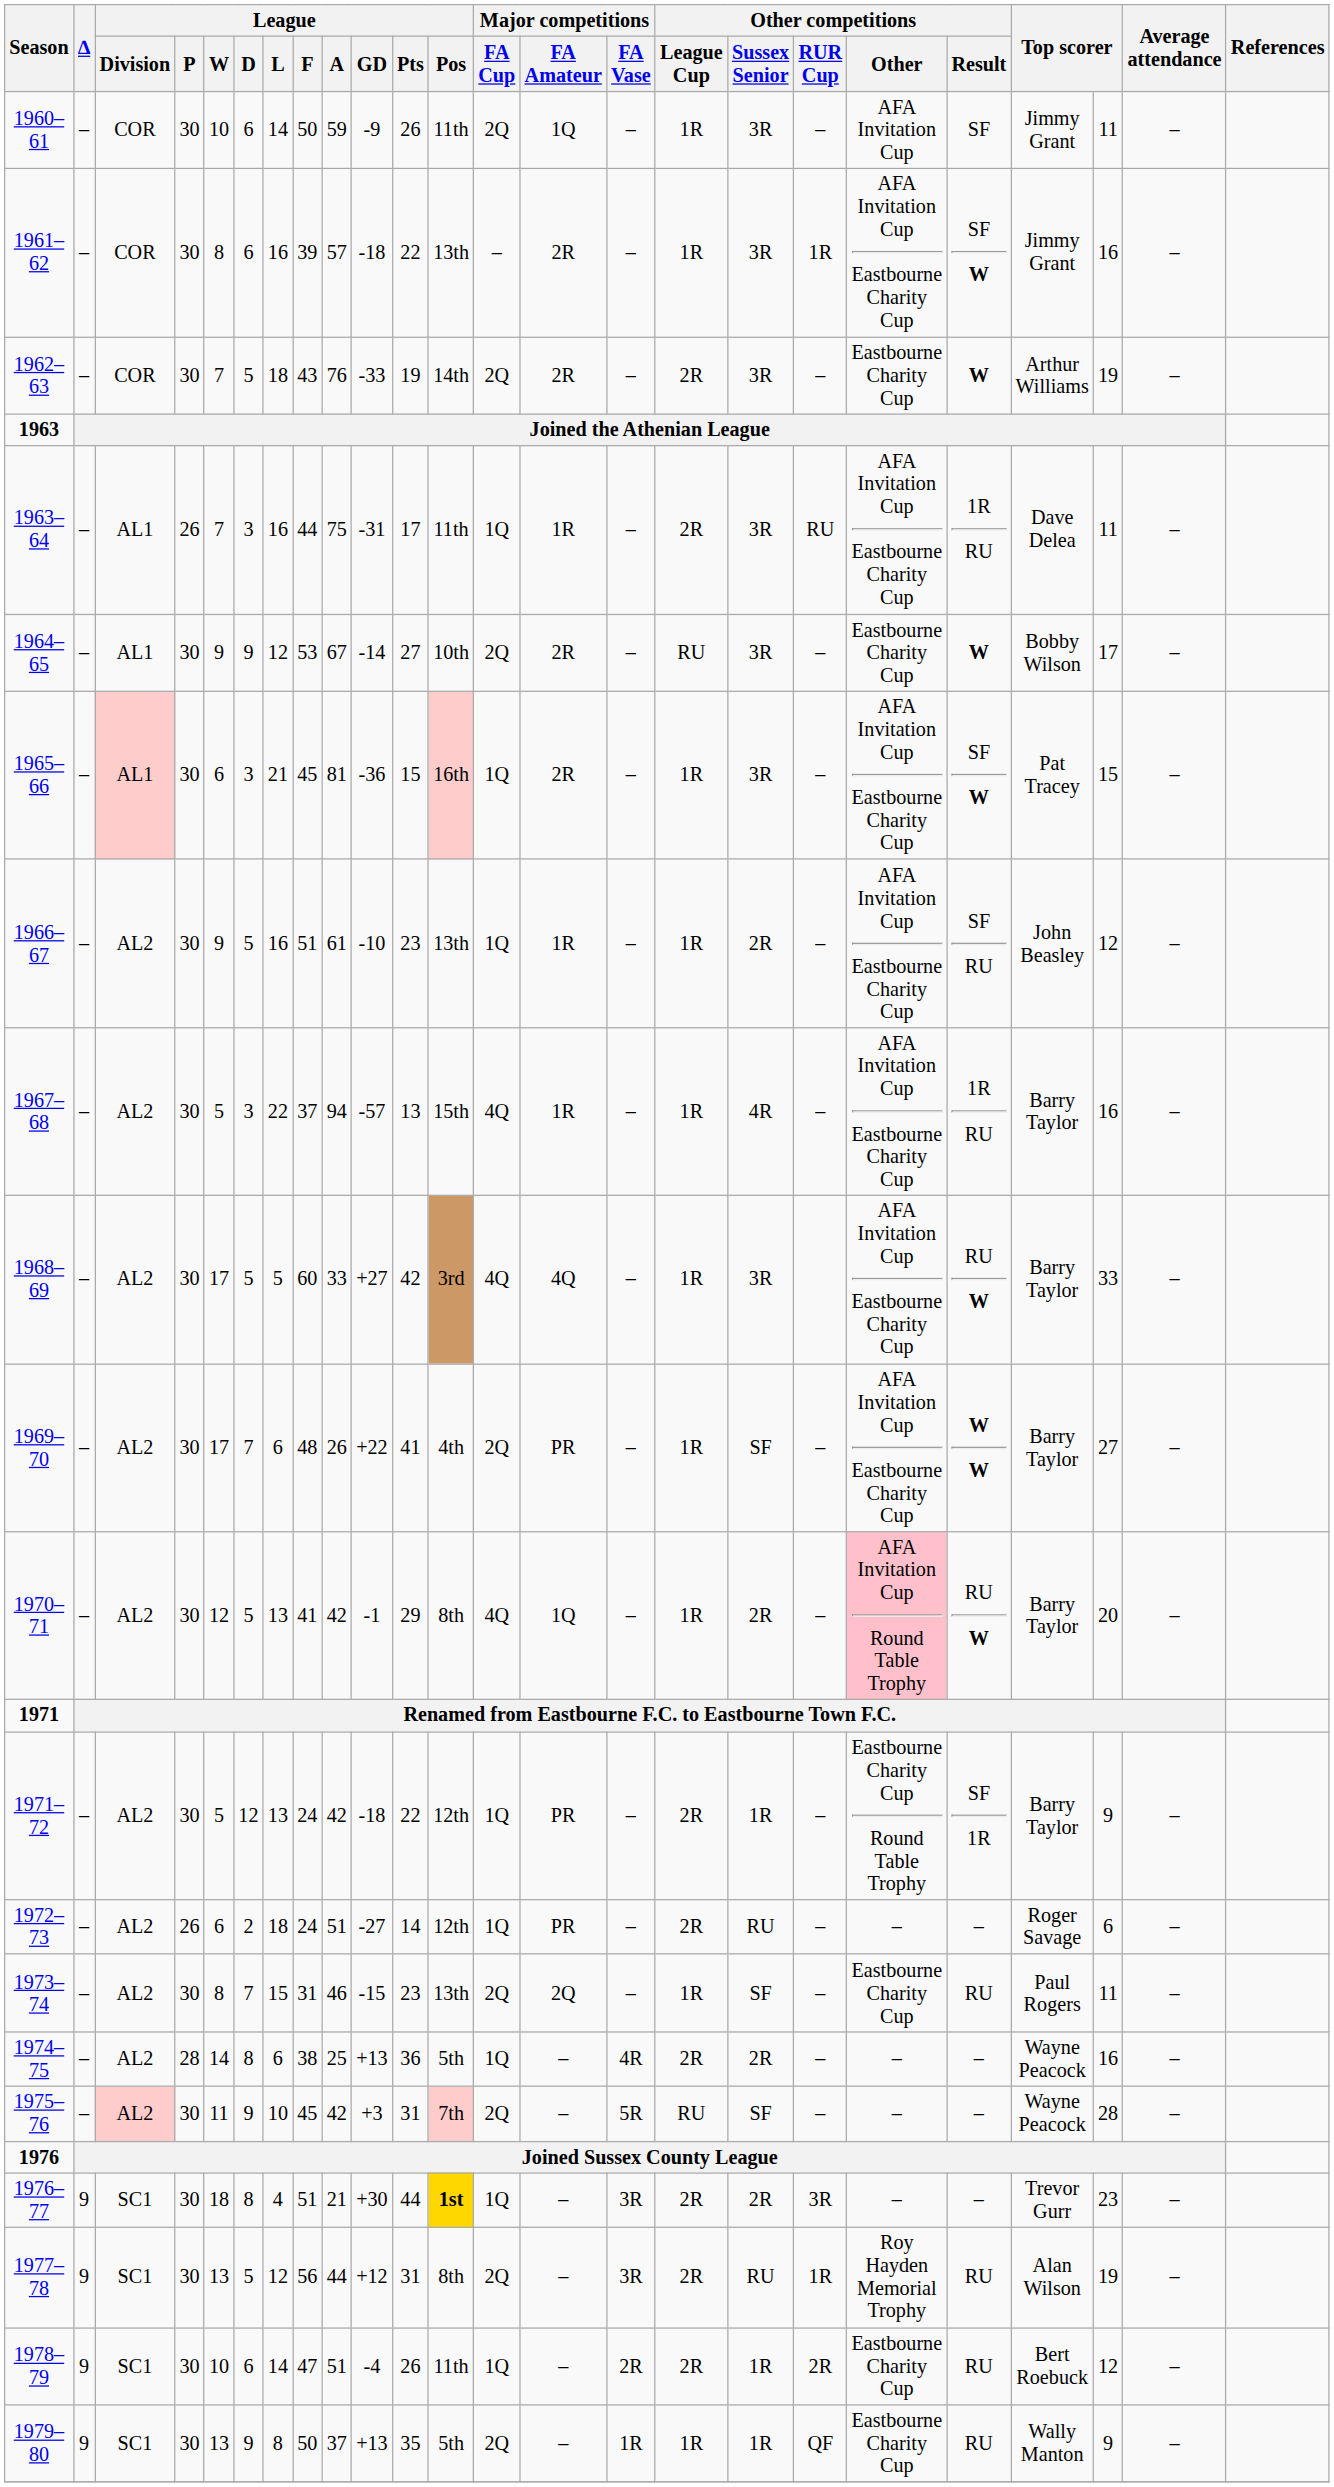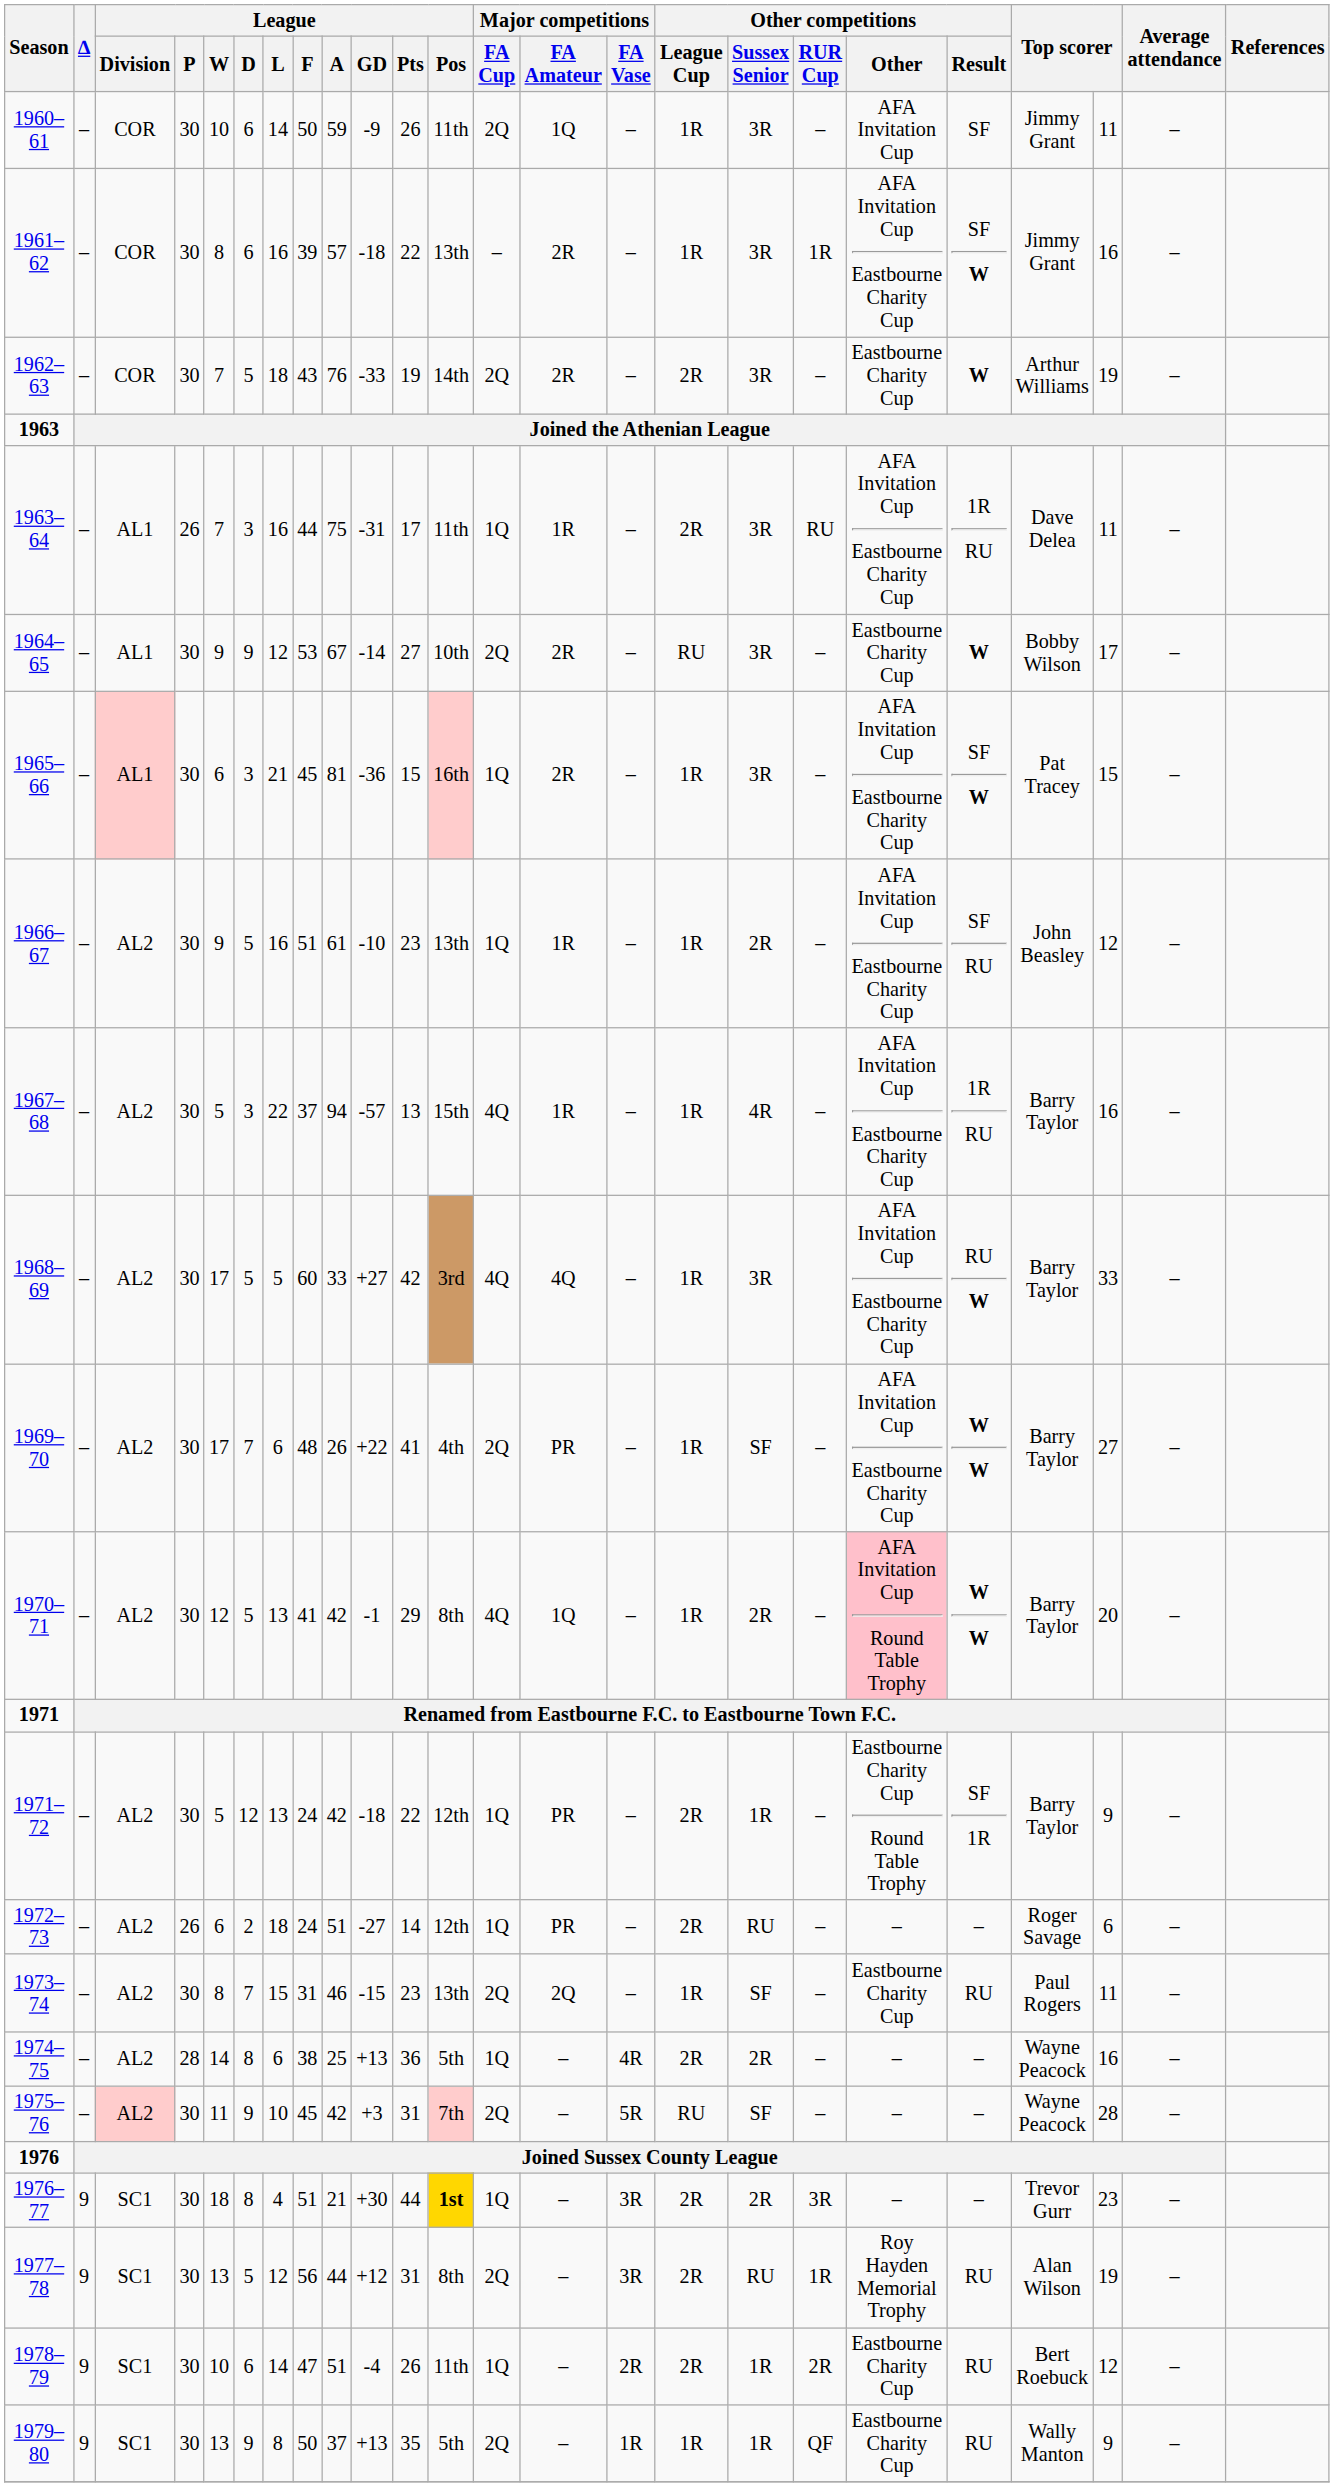(979, 1616) RU W -> (979, 1616) W W
